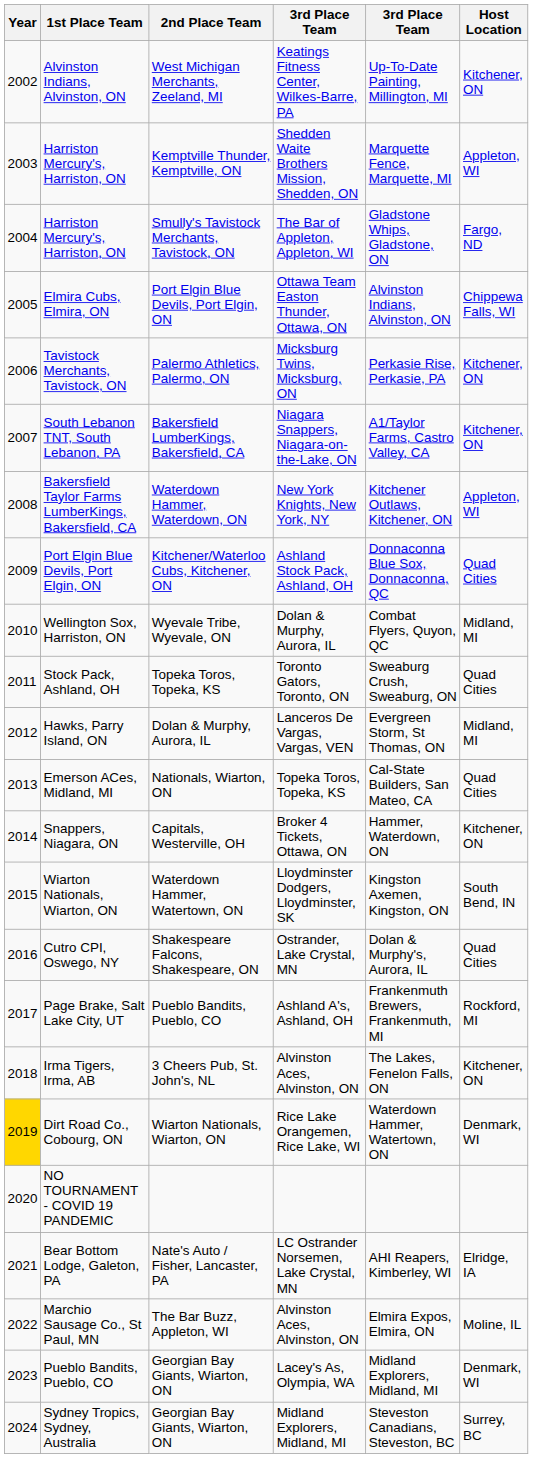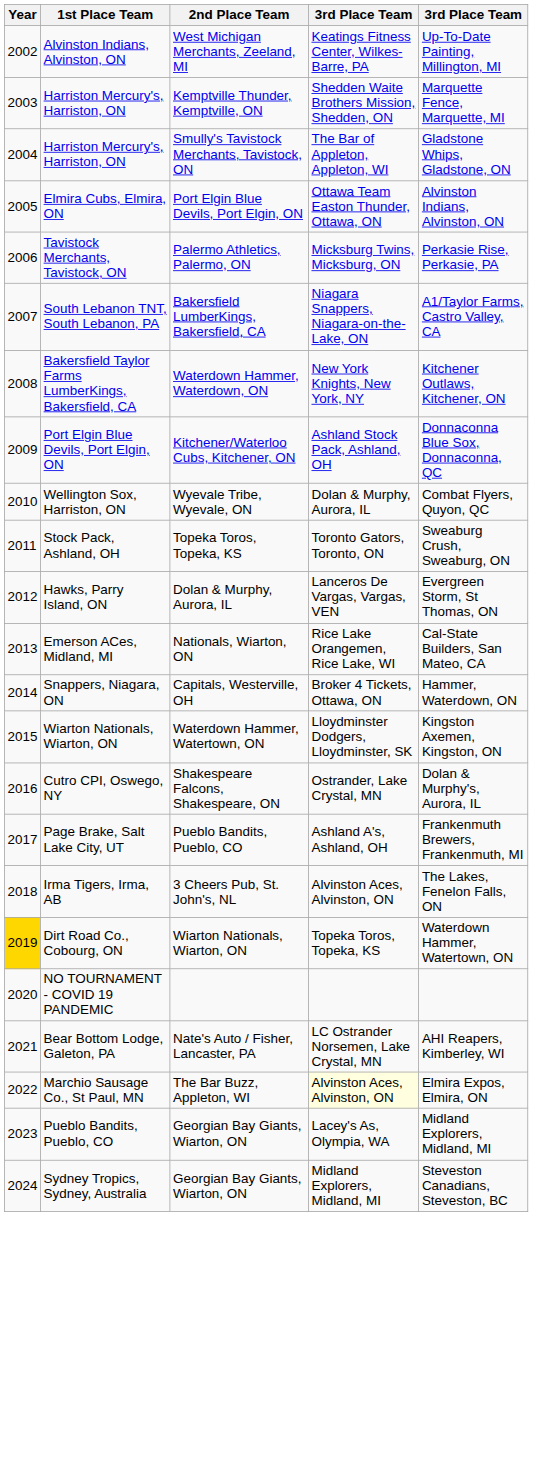- column: (494, 22)
(318, 785) Topeka Toros, Topeka, KS -> (353, 648) Rice Lake Orangemen, Rice Lake, WI
(318, 1132) Rice Lake Orangemen, Rice Lake, WI -> (353, 943) Topeka Toros, Topeka, KS
(318, 1324) no background -> (357, 1090) lightyellow background
